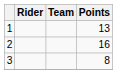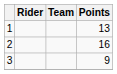(107, 61) 8 -> (107, 61) 9
